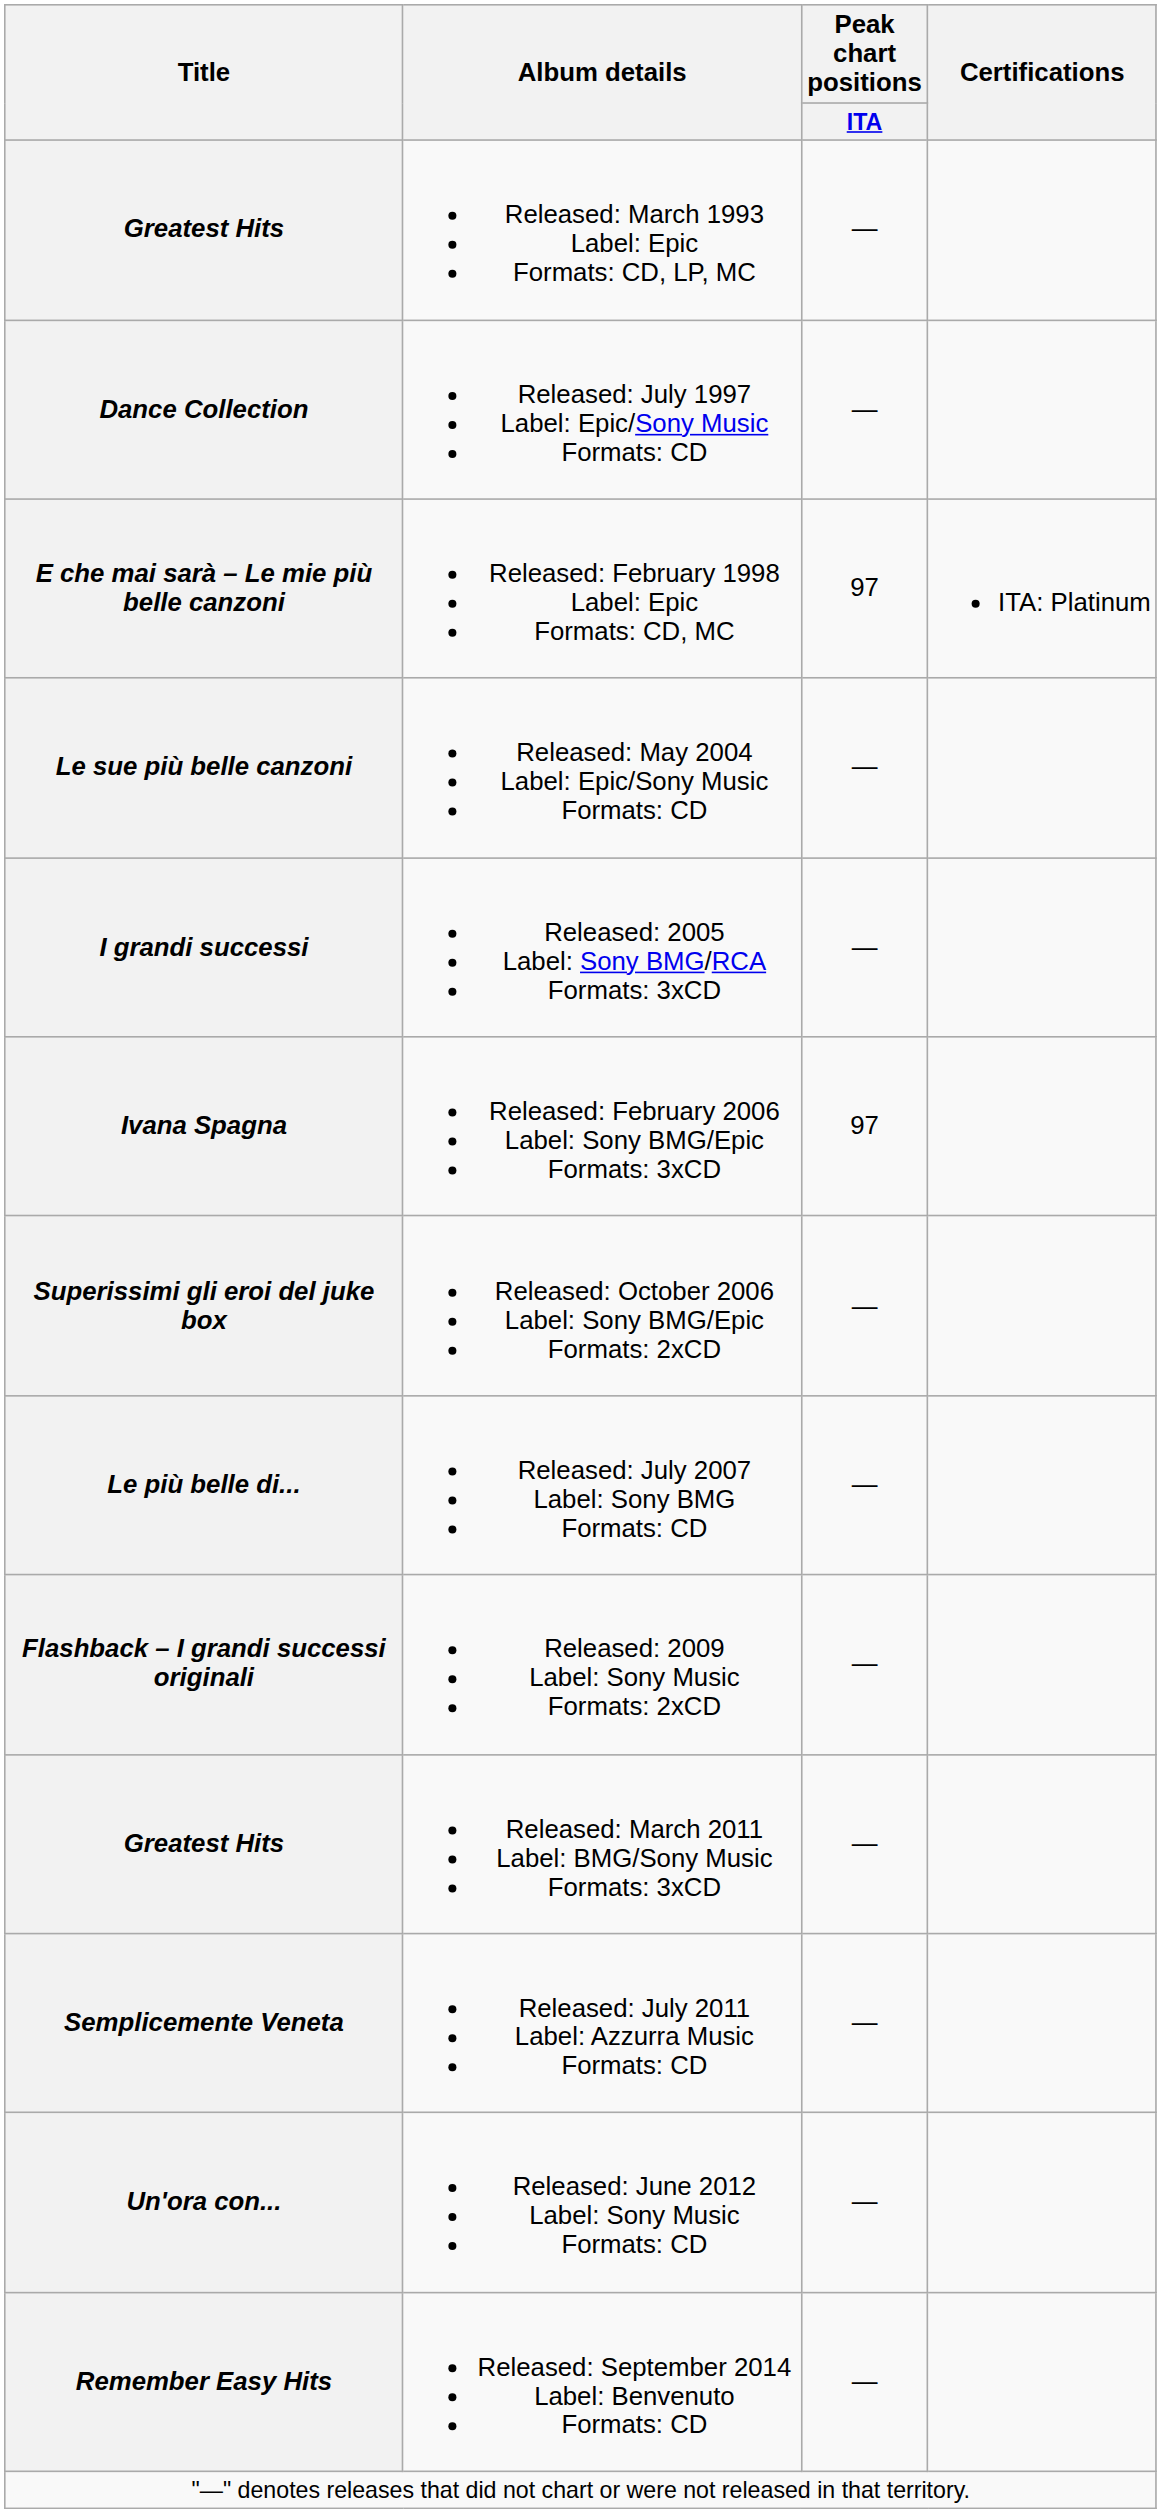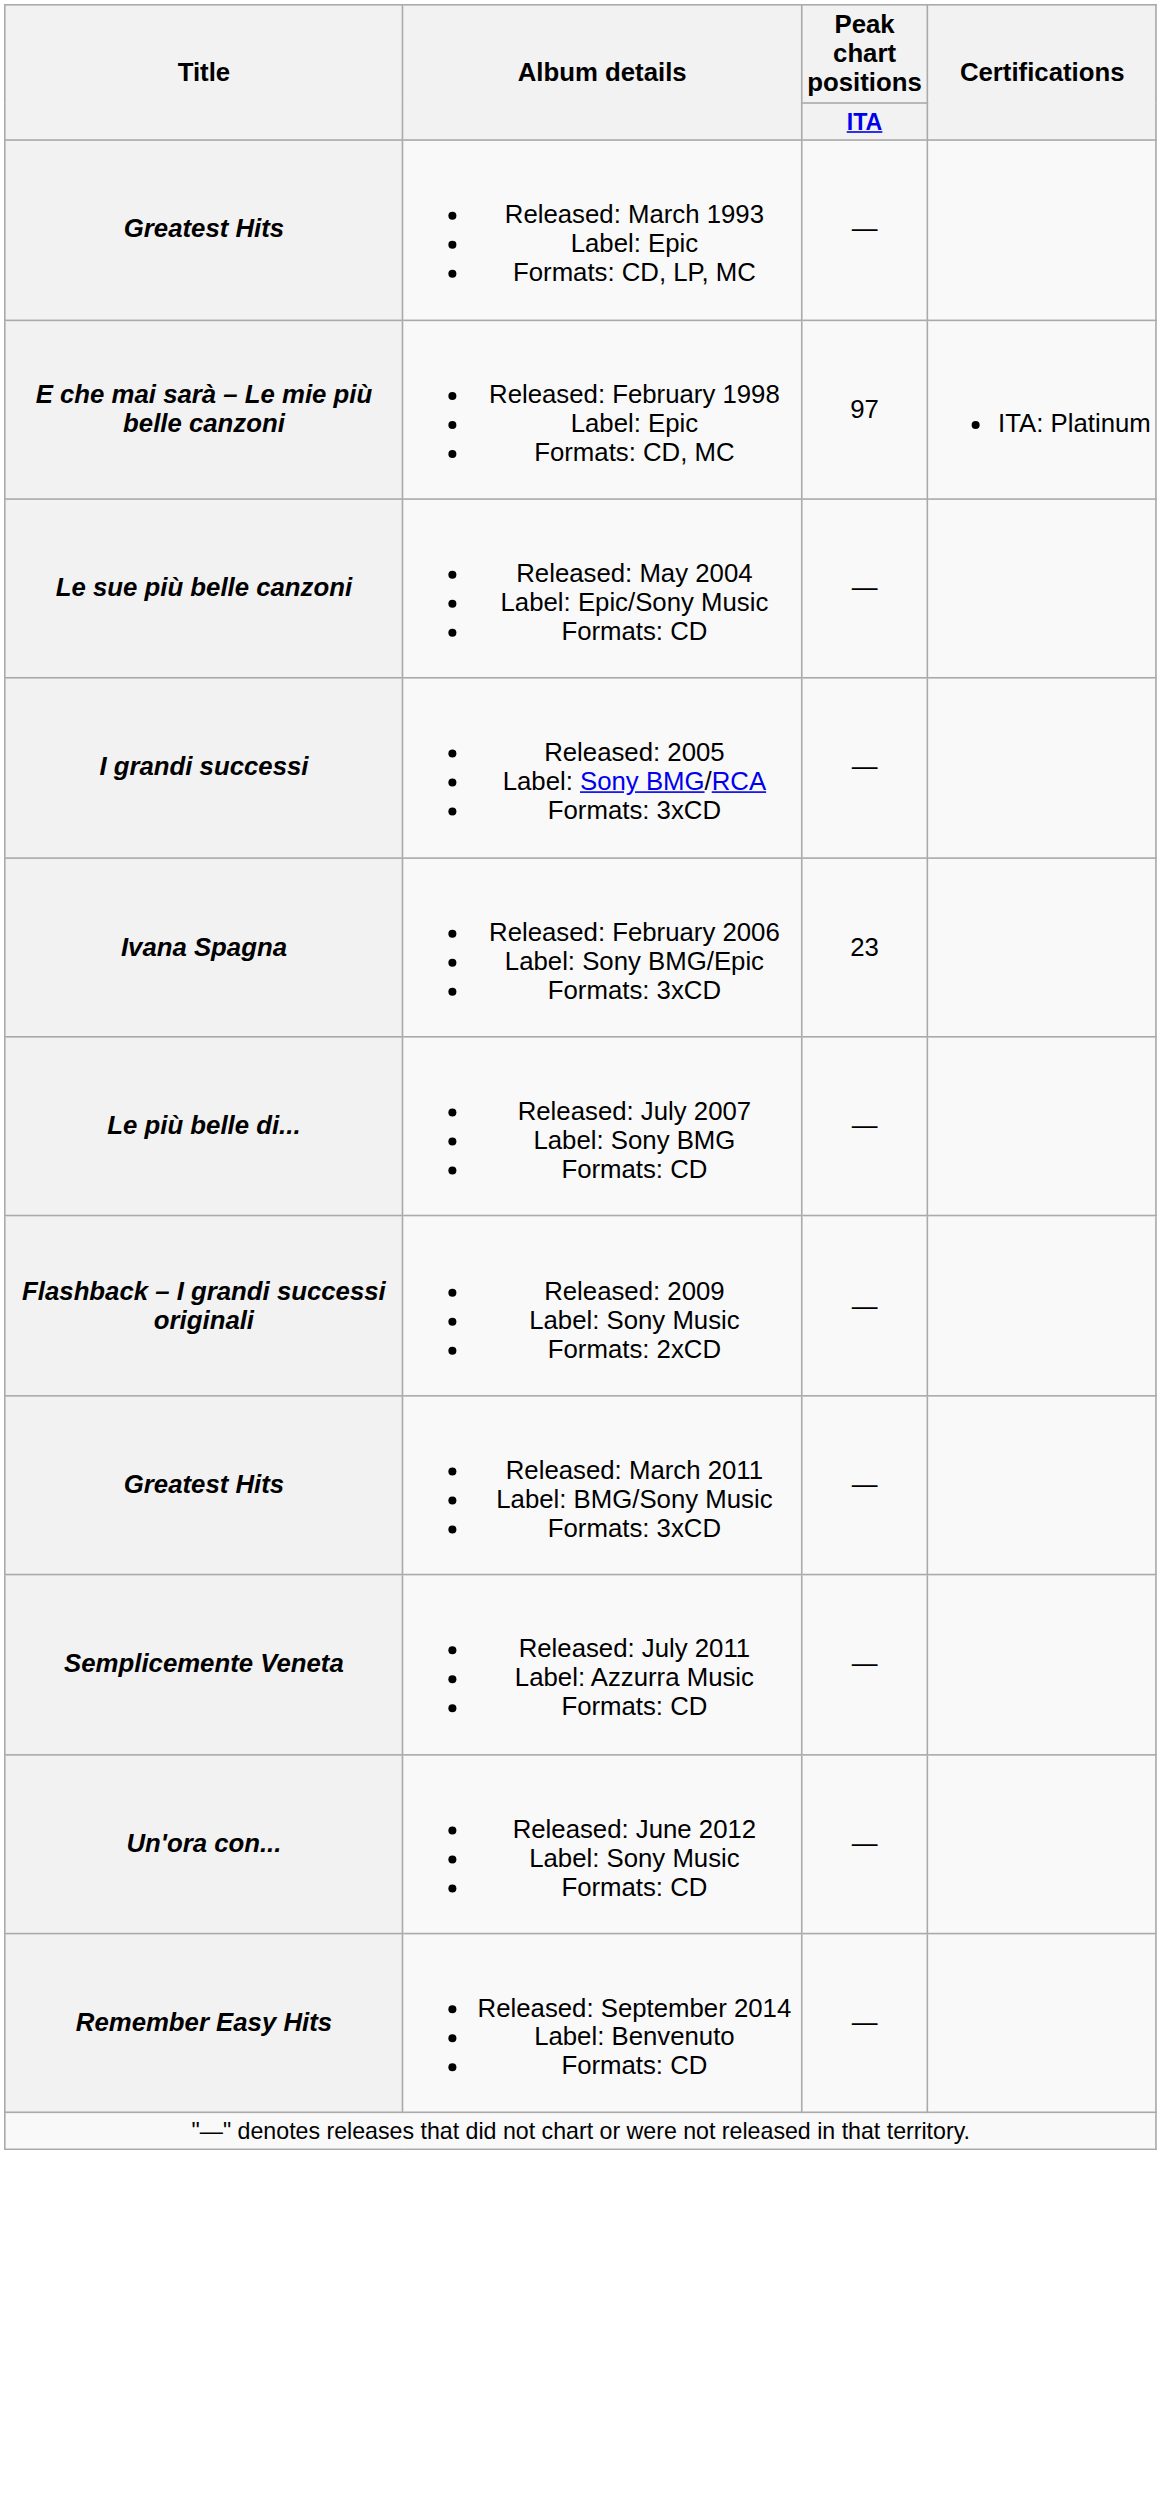- row: (602, 424)
(865, 1126) 97 -> (865, 946) 23
- row: (602, 1320)
